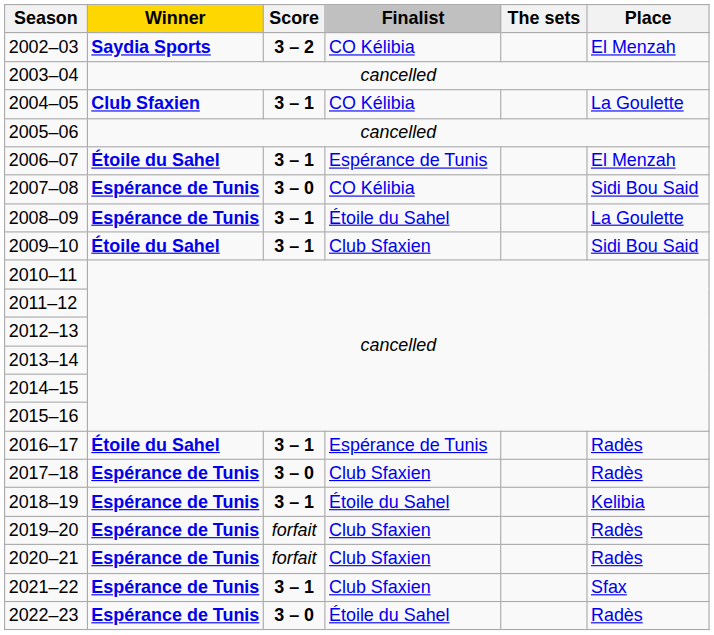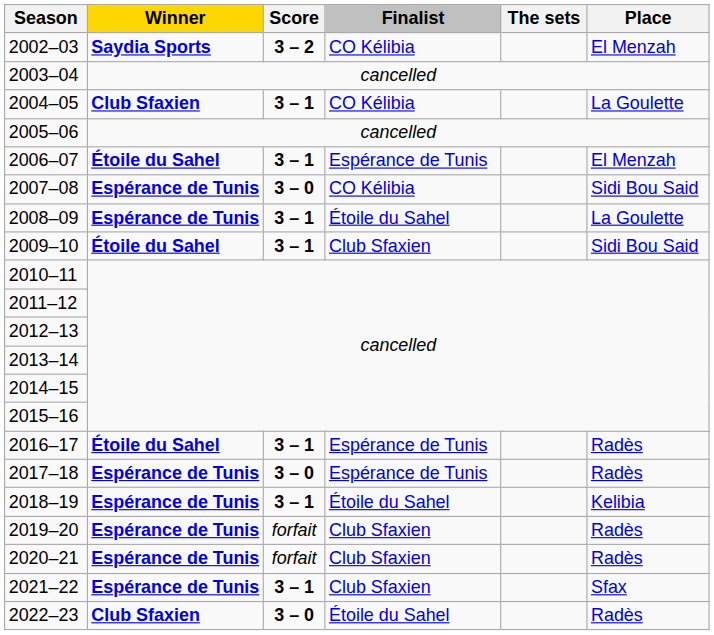(380, 473) Club Sfaxien -> (408, 473) Espérance de Tunis
(175, 615) Espérance de Tunis -> (146, 615) Club Sfaxien
